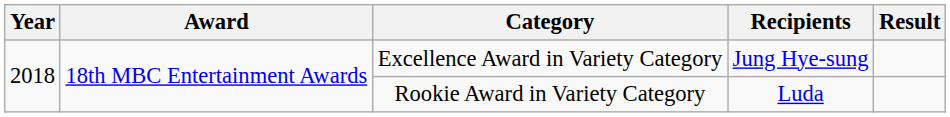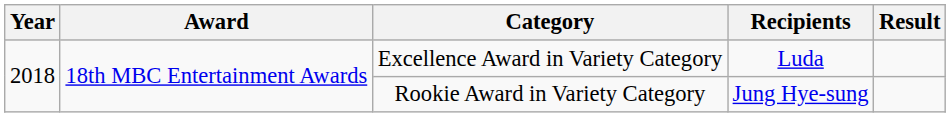(801, 58) Jung Hye-sung -> (801, 58) Luda
(801, 93) Luda -> (801, 93) Jung Hye-sung
